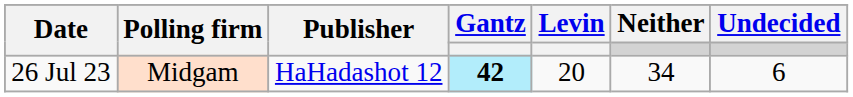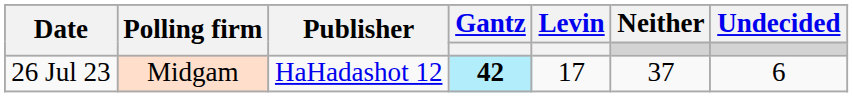(572, 73) 20 -> (572, 73) 17
(661, 73) 34 -> (661, 73) 37
